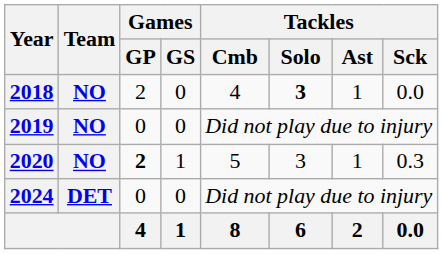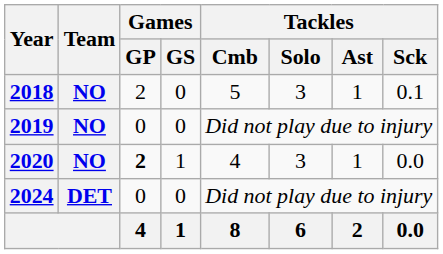(235, 91) 4 -> (235, 91) 5
(301, 91) bold -> (301, 91) normal
(410, 91) 0.0 -> (410, 91) 0.1
(235, 160) 5 -> (235, 160) 4
(410, 160) 0.3 -> (410, 160) 0.0
